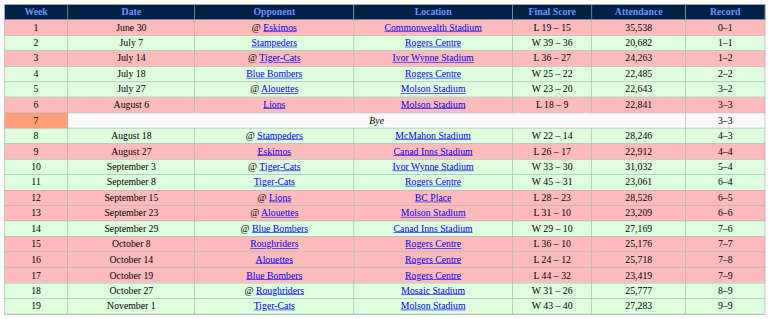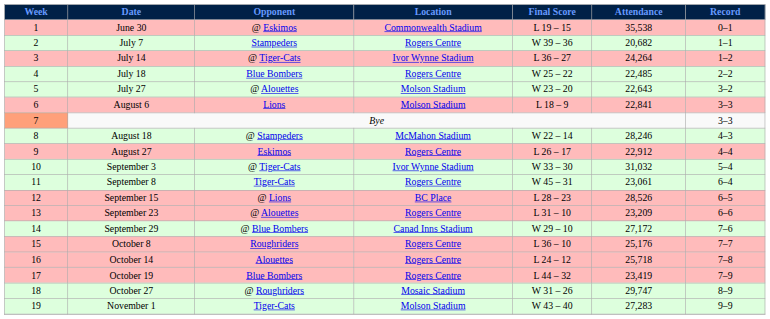(639, 58) 24,263 -> (639, 58) 24,264
(433, 151) Canad Inns Stadium -> (433, 151) Rogers Centre
(433, 213) Molson Stadium -> (433, 213) Rogers Centre
(639, 228) 27,169 -> (639, 228) 27,172
(639, 290) 25,777 -> (639, 290) 29,747
